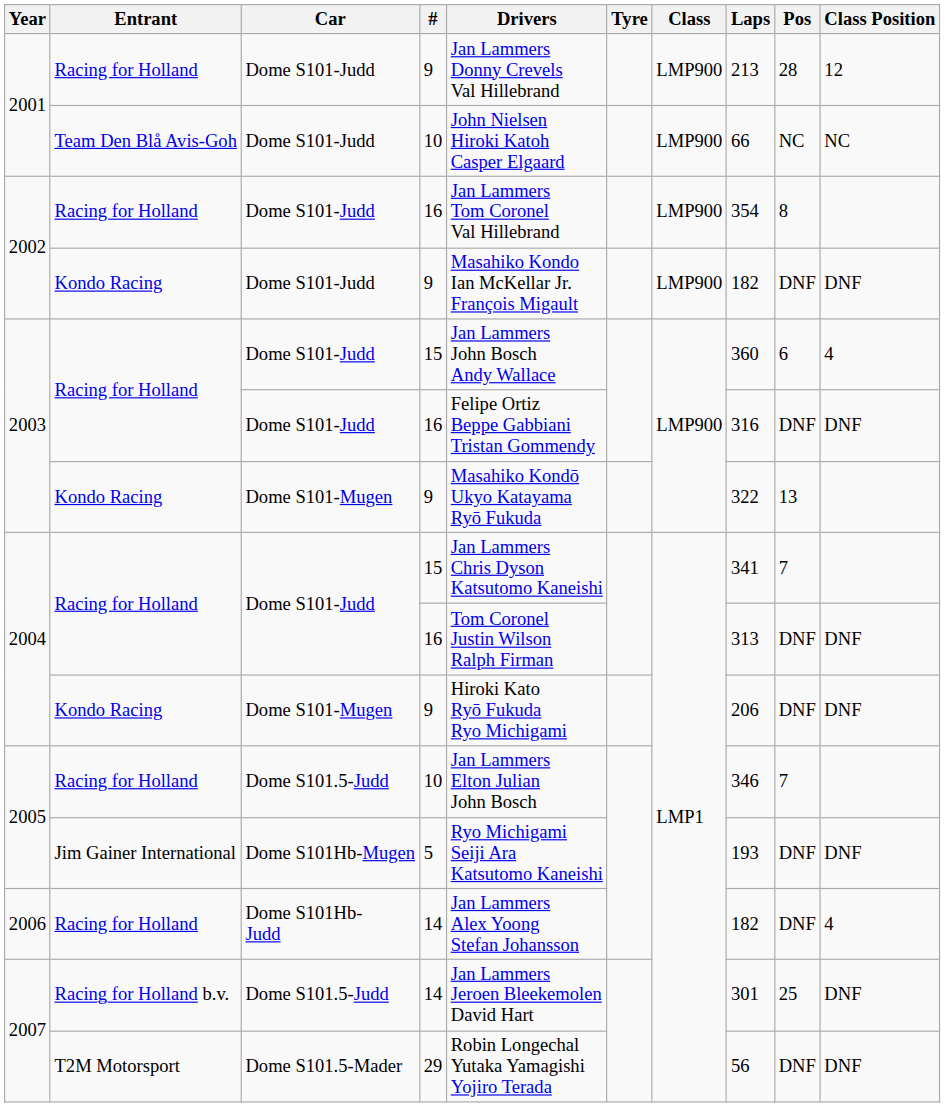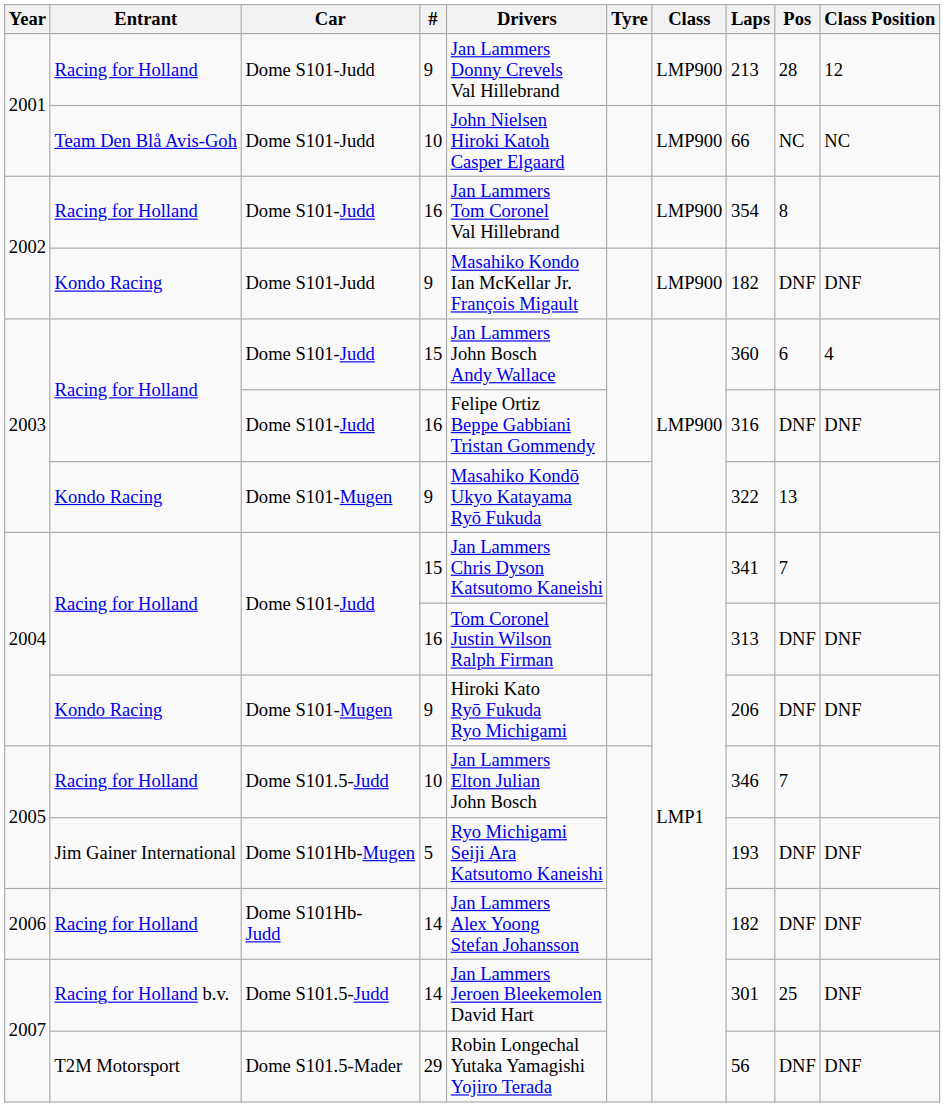(829, 923) 4 -> (843, 923) DNF
